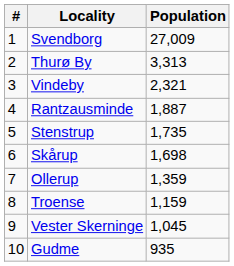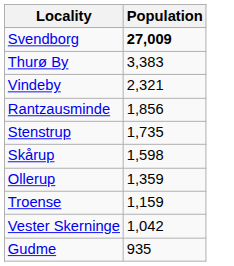- column: (16, 16)
(172, 39) normal -> (149, 39) bold
(168, 62) 3,313 -> (145, 62) 3,383
(168, 109) 1,887 -> (145, 109) 1,856
(168, 156) 1,698 -> (145, 156) 1,598
(168, 226) 1,045 -> (145, 226) 1,042
